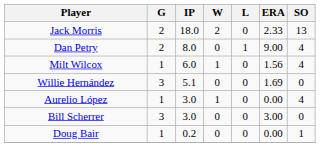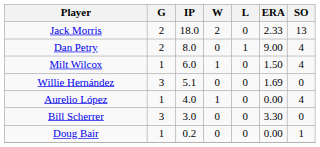(273, 64) 1.56 -> (273, 64) 1.50
(189, 99) 3.0 -> (189, 99) 4.0
(273, 116) 3.00 -> (273, 116) 3.30
